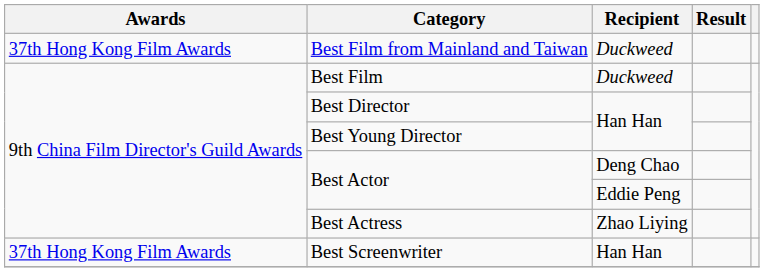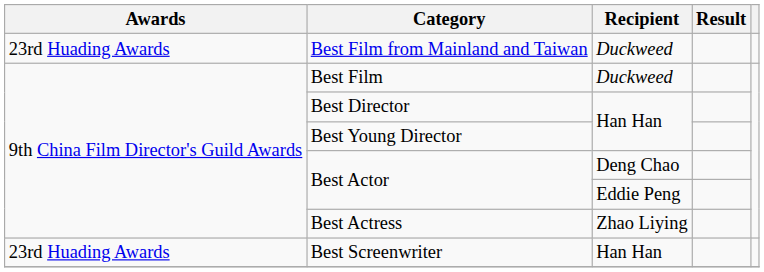(120, 48) 37th Hong Kong Film Awards -> (89, 48) 23rd Huading Awards
(120, 252) 37th Hong Kong Film Awards -> (89, 252) 23rd Huading Awards
